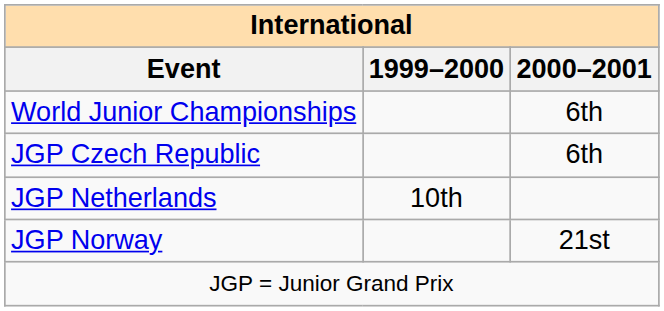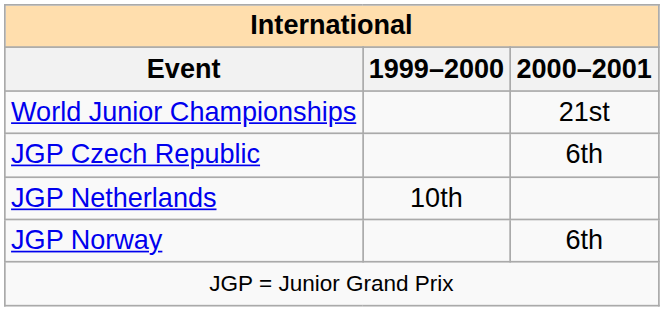(584, 111) 6th -> (584, 111) 21st
(584, 240) 21st -> (584, 240) 6th
